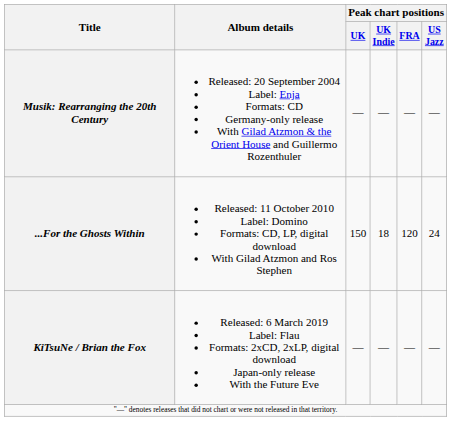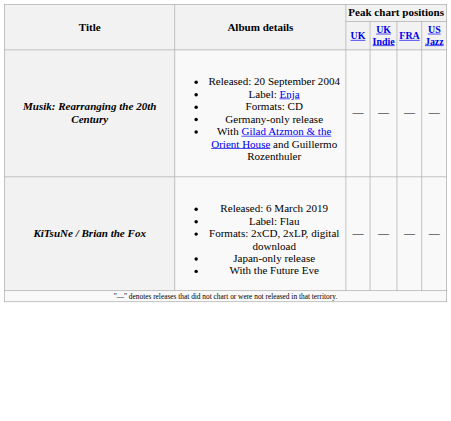- row: (90, 233)
